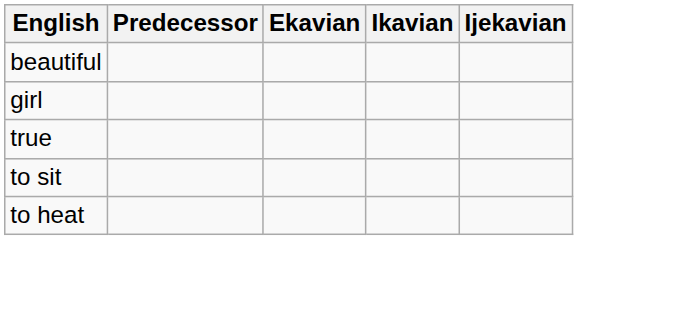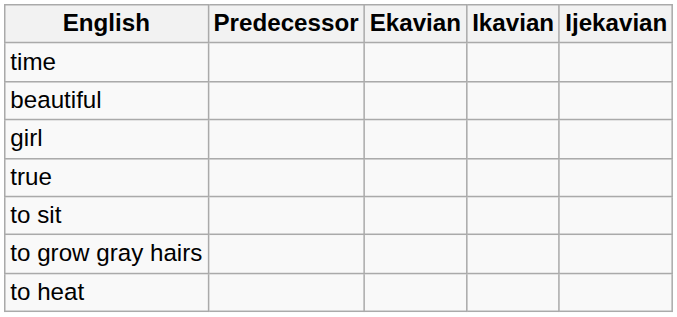+ row: (33, 61)
+ row: (106, 253)
